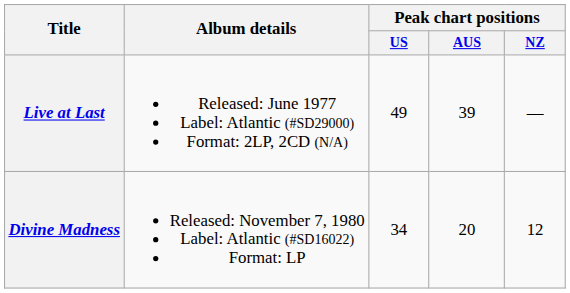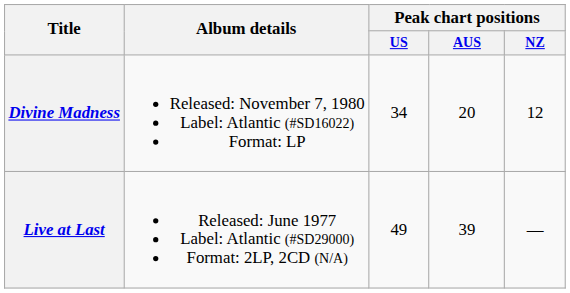rows swapped: (64, 113) <-> (64, 229)
